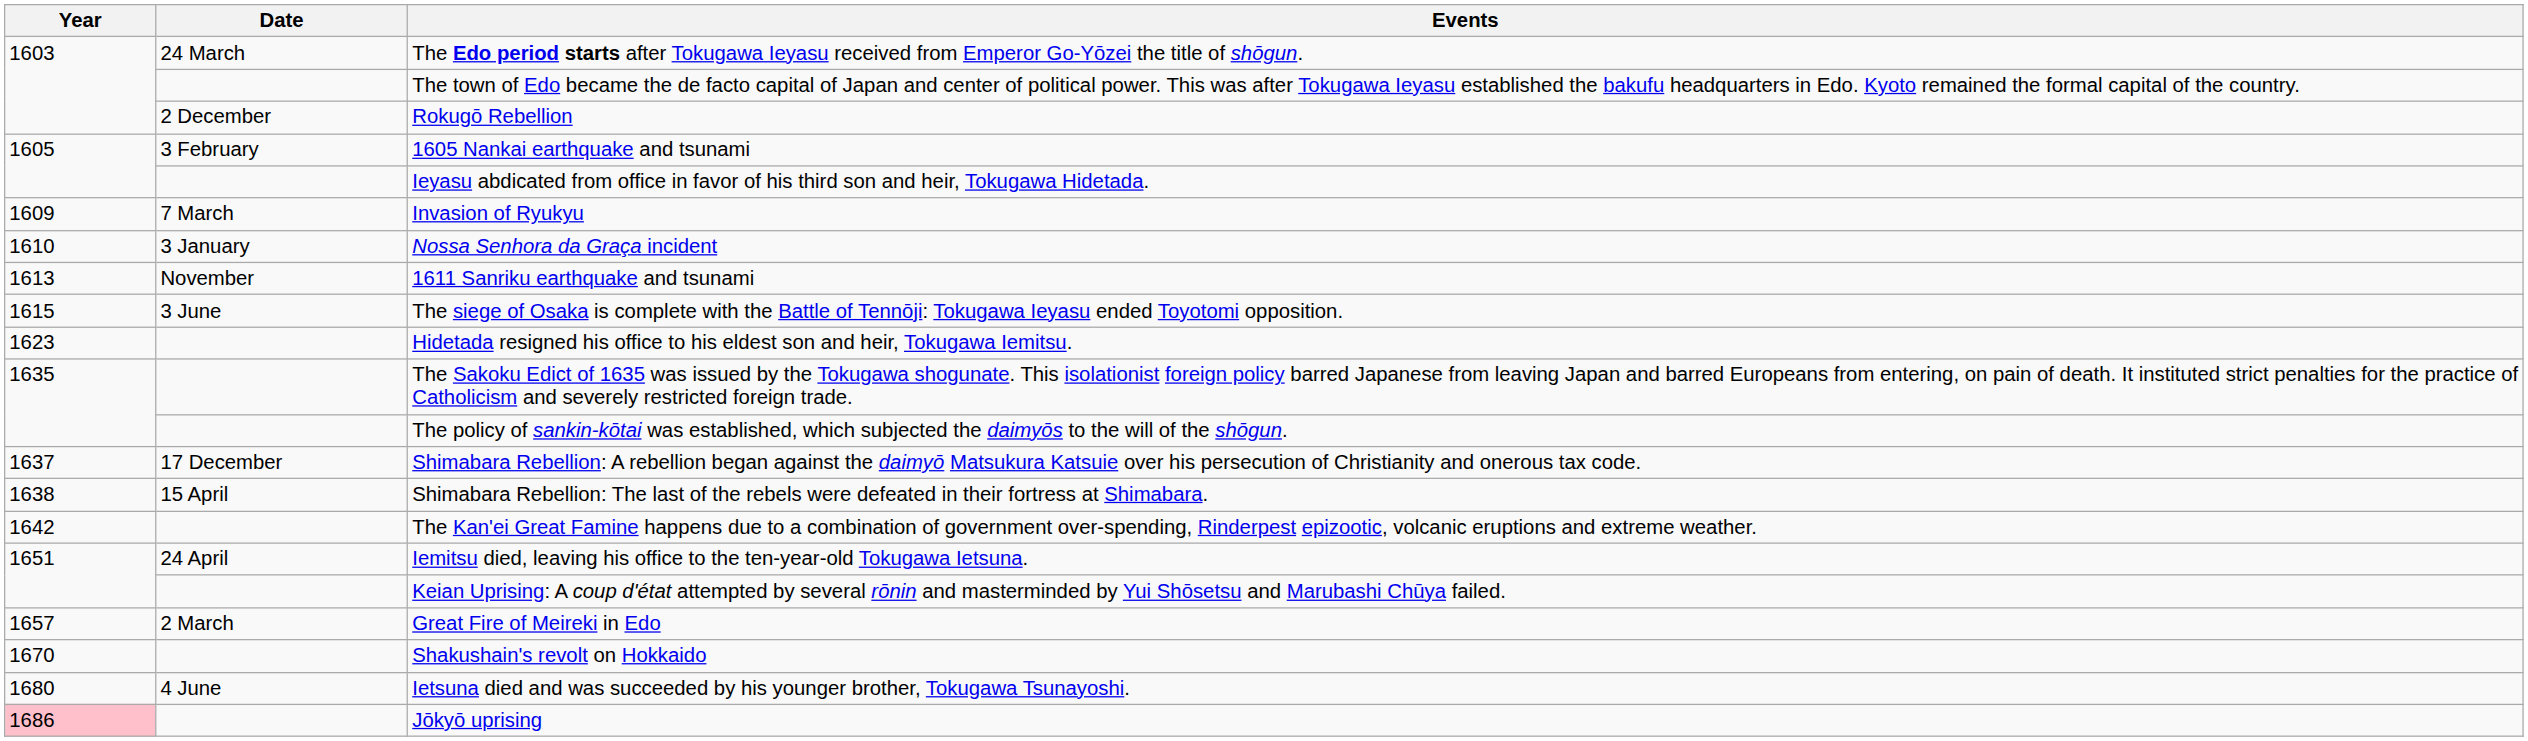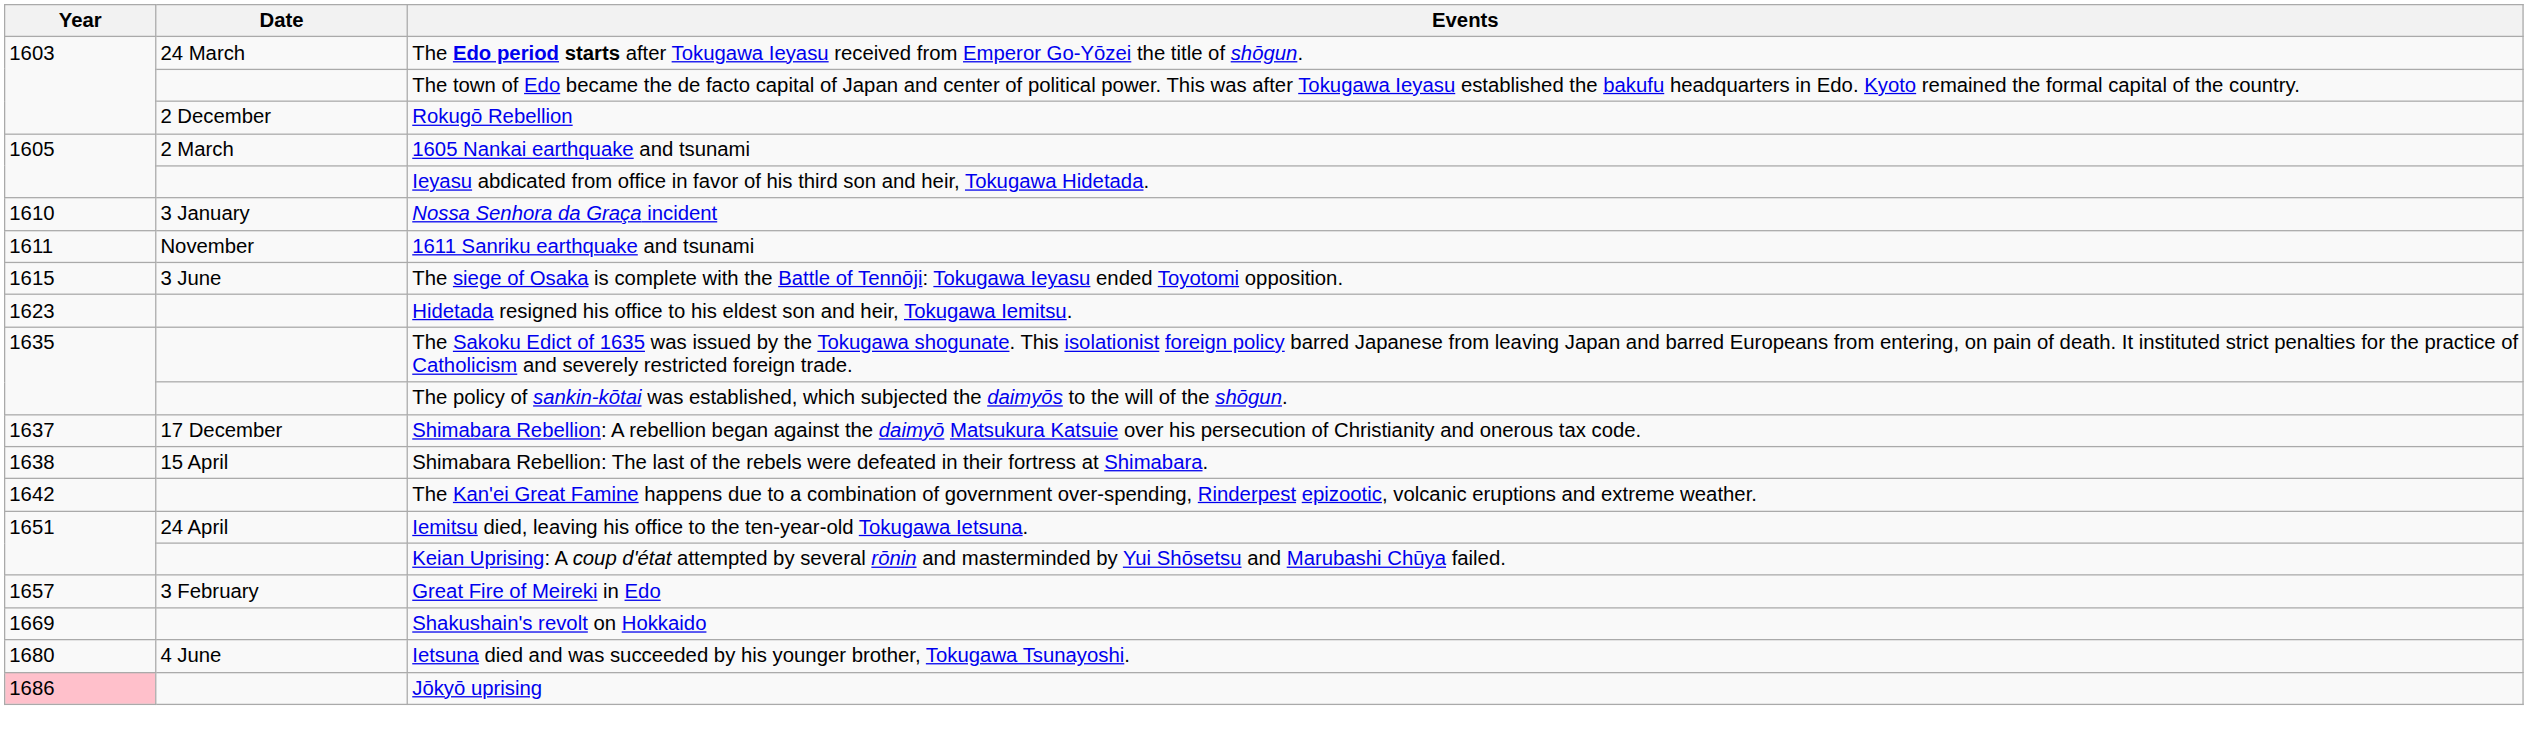(210, 149) 3 February -> (197, 149) 2 March
- row: (498, 213)
(32, 278) 1613 -> (31, 246) 1611
(197, 623) 2 March -> (210, 591) 3 February
(32, 655) 1670 -> (32, 623) 1669
